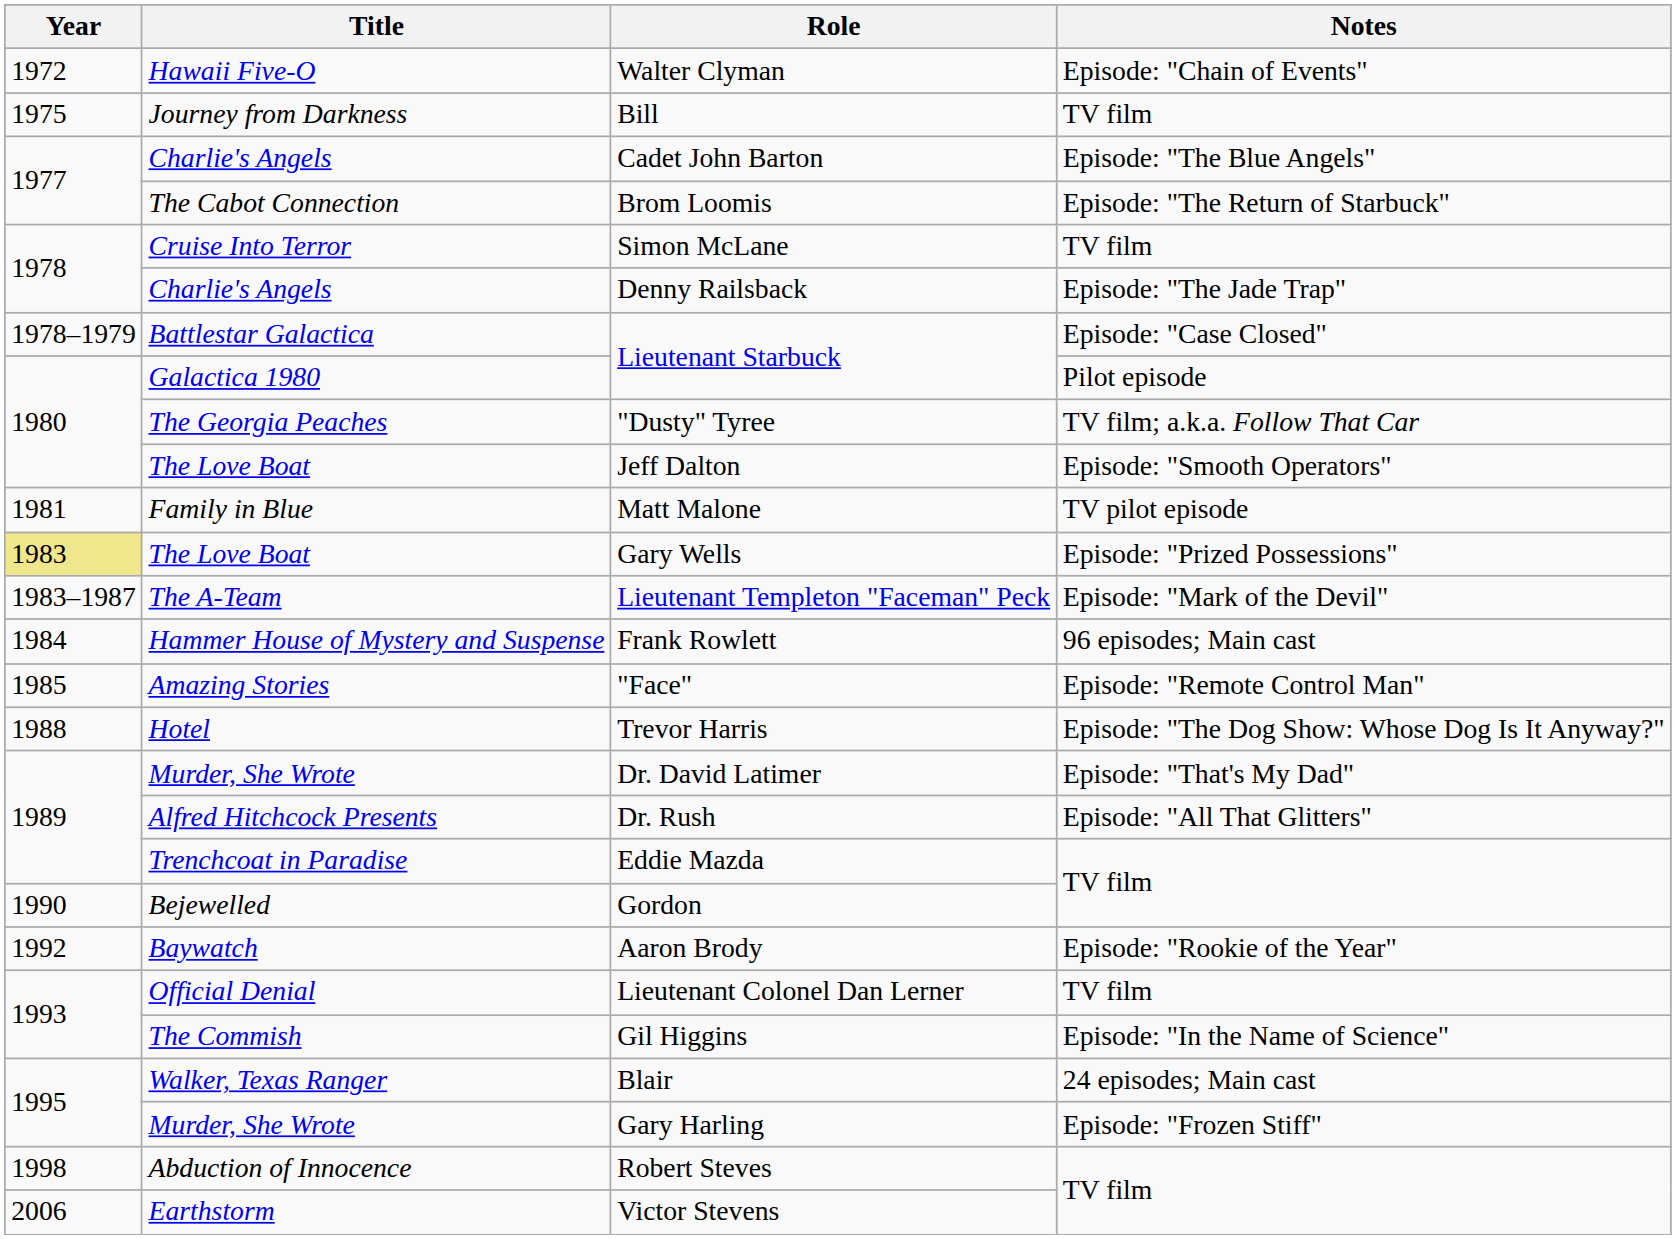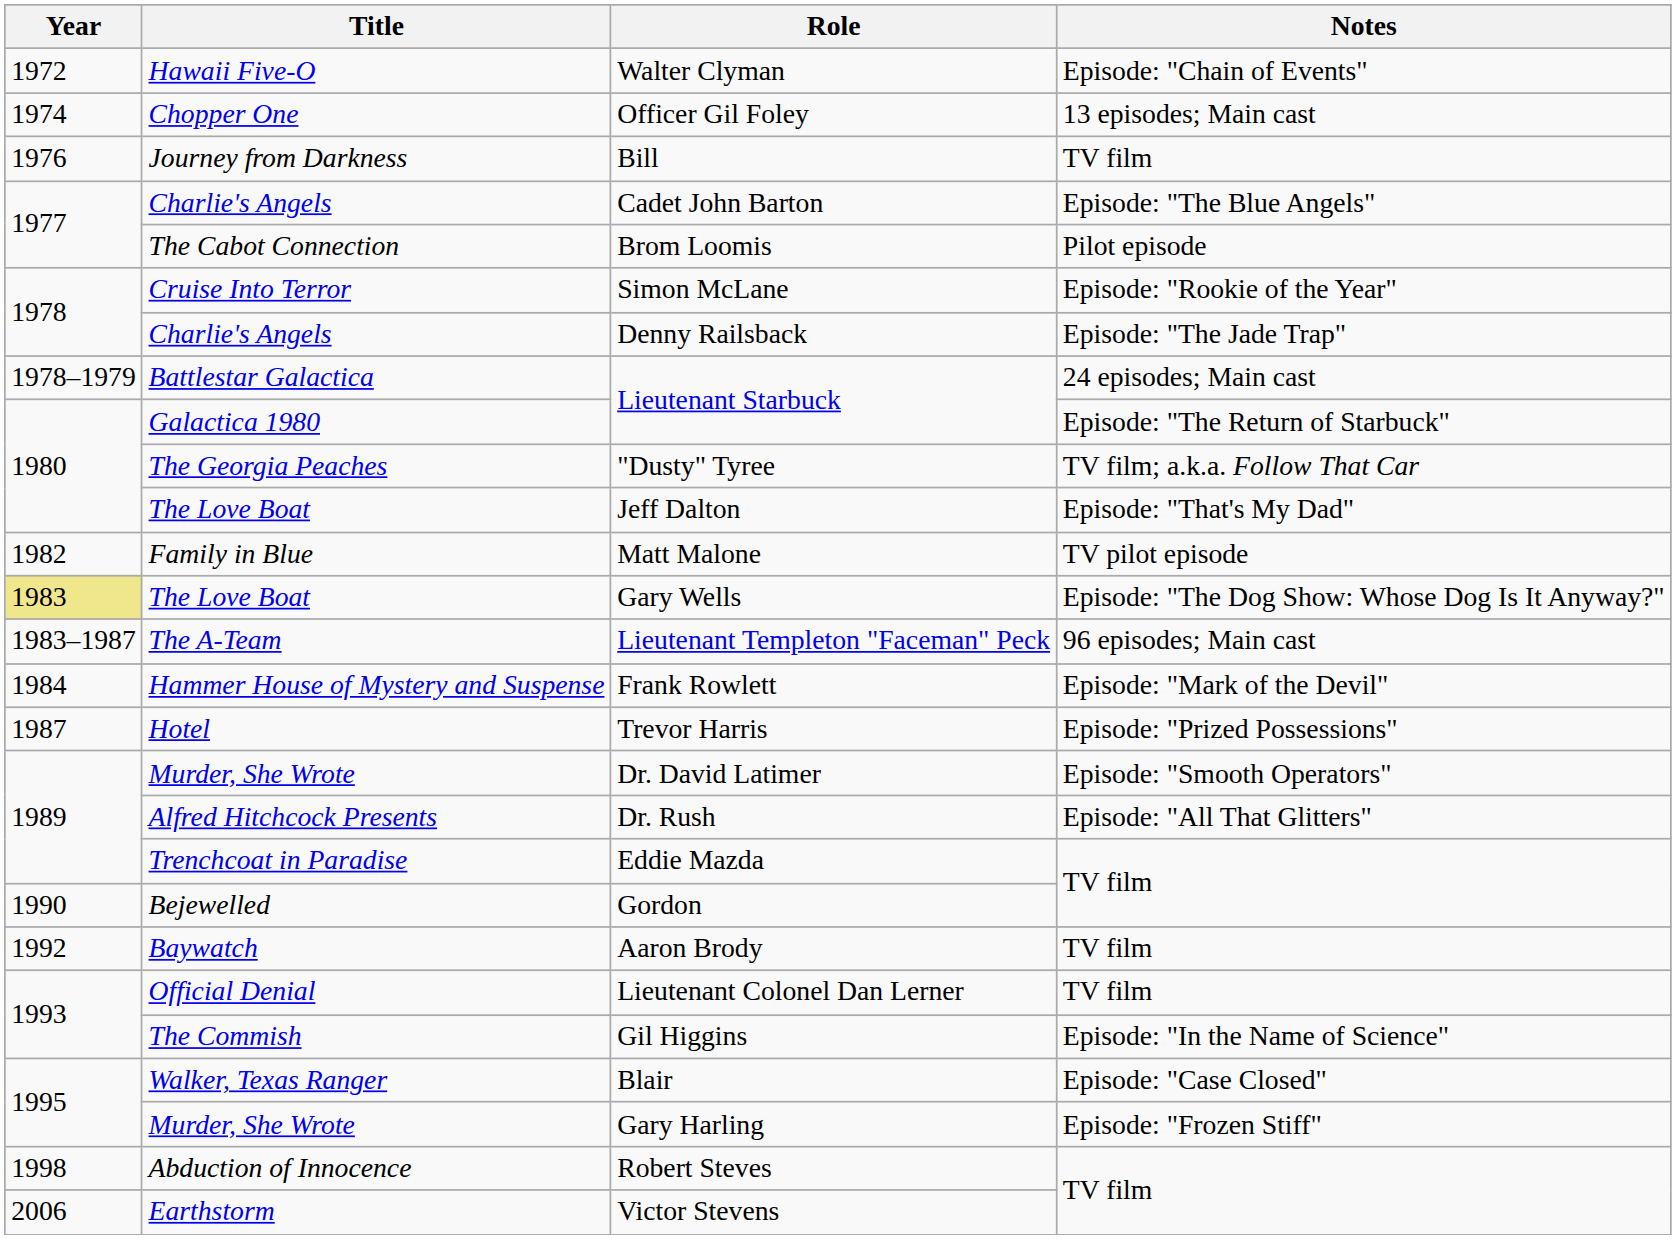+ row: (224, 114)
(39, 114) 1975 -> (39, 158) 1976
(1256, 202) Episode: "The Return of Starbuck" -> (1135, 245) Pilot episode
(1108, 245) TV film -> (1230, 289) Episode: "Rookie of the Year"
(1195, 333) Episode: "Case Closed" -> (1189, 377) 24 episodes; Main cast
(1135, 377) Pilot episode -> (1256, 421) Episode: "The Return of Starbuck"
(1227, 465) Episode: "Smooth Operators" -> (1209, 509) Episode: "That's My Dad"
(39, 509) 1981 -> (39, 553) 1982
(1230, 553) Episode: "Prized Possessions" -> (1364, 597) Episode: "The Dog Show: Whose Dog Is It Anyway?"
(1226, 597) Episode: "Mark of the Devil" -> (1189, 641) 96 episodes; Main cast
(1189, 641) 96 episodes; Main cast -> (1226, 684) Episode: "Mark of the Devil"
- row: (239, 684)
(39, 728) 1988 -> (39, 728) 1987
(1364, 728) Episode: "The Dog Show: Whose Dog Is It Anyway?" -> (1230, 728) Episode: "Prized Possessions"
(1209, 772) Episode: "That's My Dad" -> (1227, 772) Episode: "Smooth Operators"
(1230, 948) Episode: "Rookie of the Year" -> (1108, 948) TV film
(1189, 1080) 24 episodes; Main cast -> (1195, 1080) Episode: "Case Closed"
